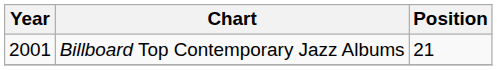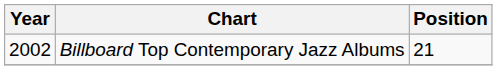(30, 49) 2001 -> (30, 49) 2002
